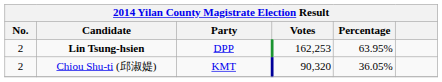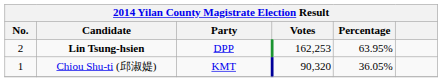(20, 66) 2 -> (20, 66) 1
